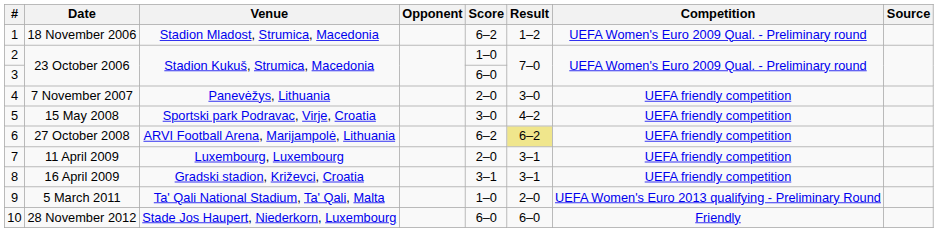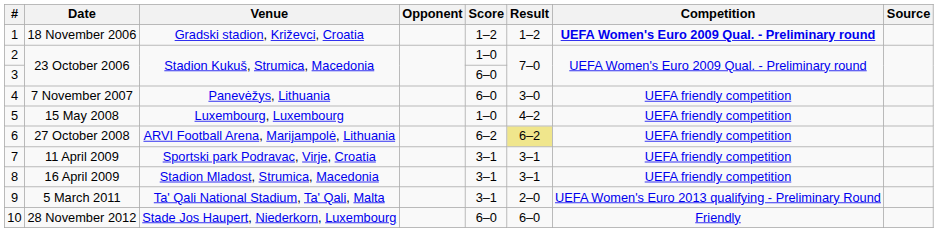(269, 34) Stadion Mladost, Strumica, Macedonia -> (269, 34) Gradski stadion, Križevci, Croatia
(486, 34) 6–2 -> (486, 34) 1–2
(718, 34) normal -> (718, 34) bold
(486, 95) 2–0 -> (486, 95) 6–0
(269, 116) Sportski park Podravac, Virje, Croatia -> (269, 116) Luxembourg, Luxembourg
(486, 116) 3–0 -> (486, 116) 1–0
(269, 156) Luxembourg, Luxembourg -> (269, 156) Sportski park Podravac, Virje, Croatia
(486, 156) 2–0 -> (486, 156) 3–1
(269, 177) Gradski stadion, Križevci, Croatia -> (269, 177) Stadion Mladost, Strumica, Macedonia
(486, 197) 1–0 -> (486, 197) 3–1
